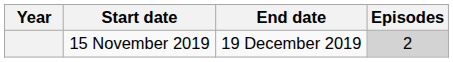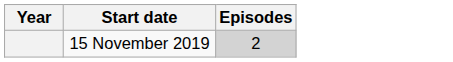- column: (291, 17)
